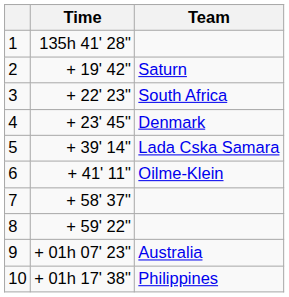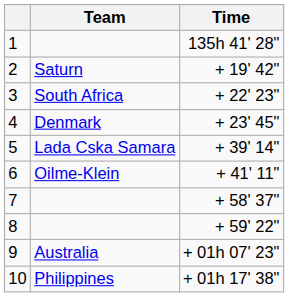columns swapped: (209, 17) <-> (82, 17)
